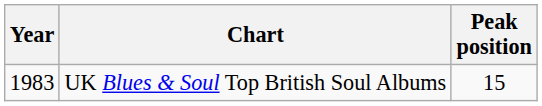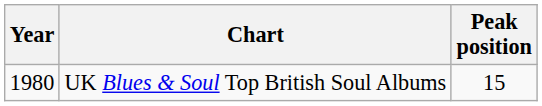(32, 82) 1983 -> (32, 82) 1980
